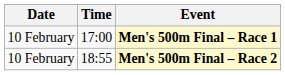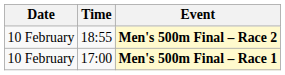rows swapped: (198, 37) <-> (198, 59)
